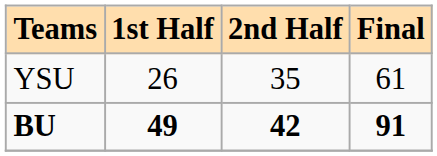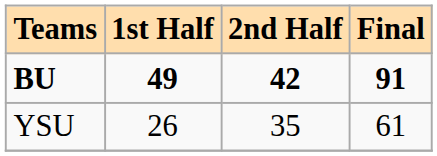rows swapped: (44, 77) <-> (35, 126)
